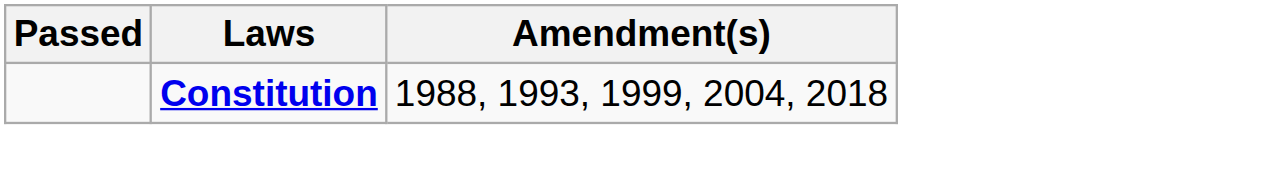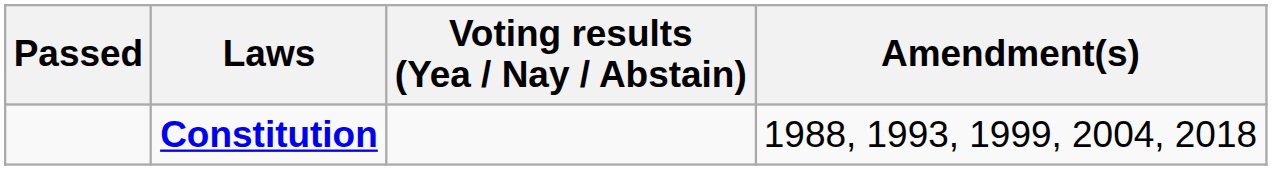+ column: (571, 54)
